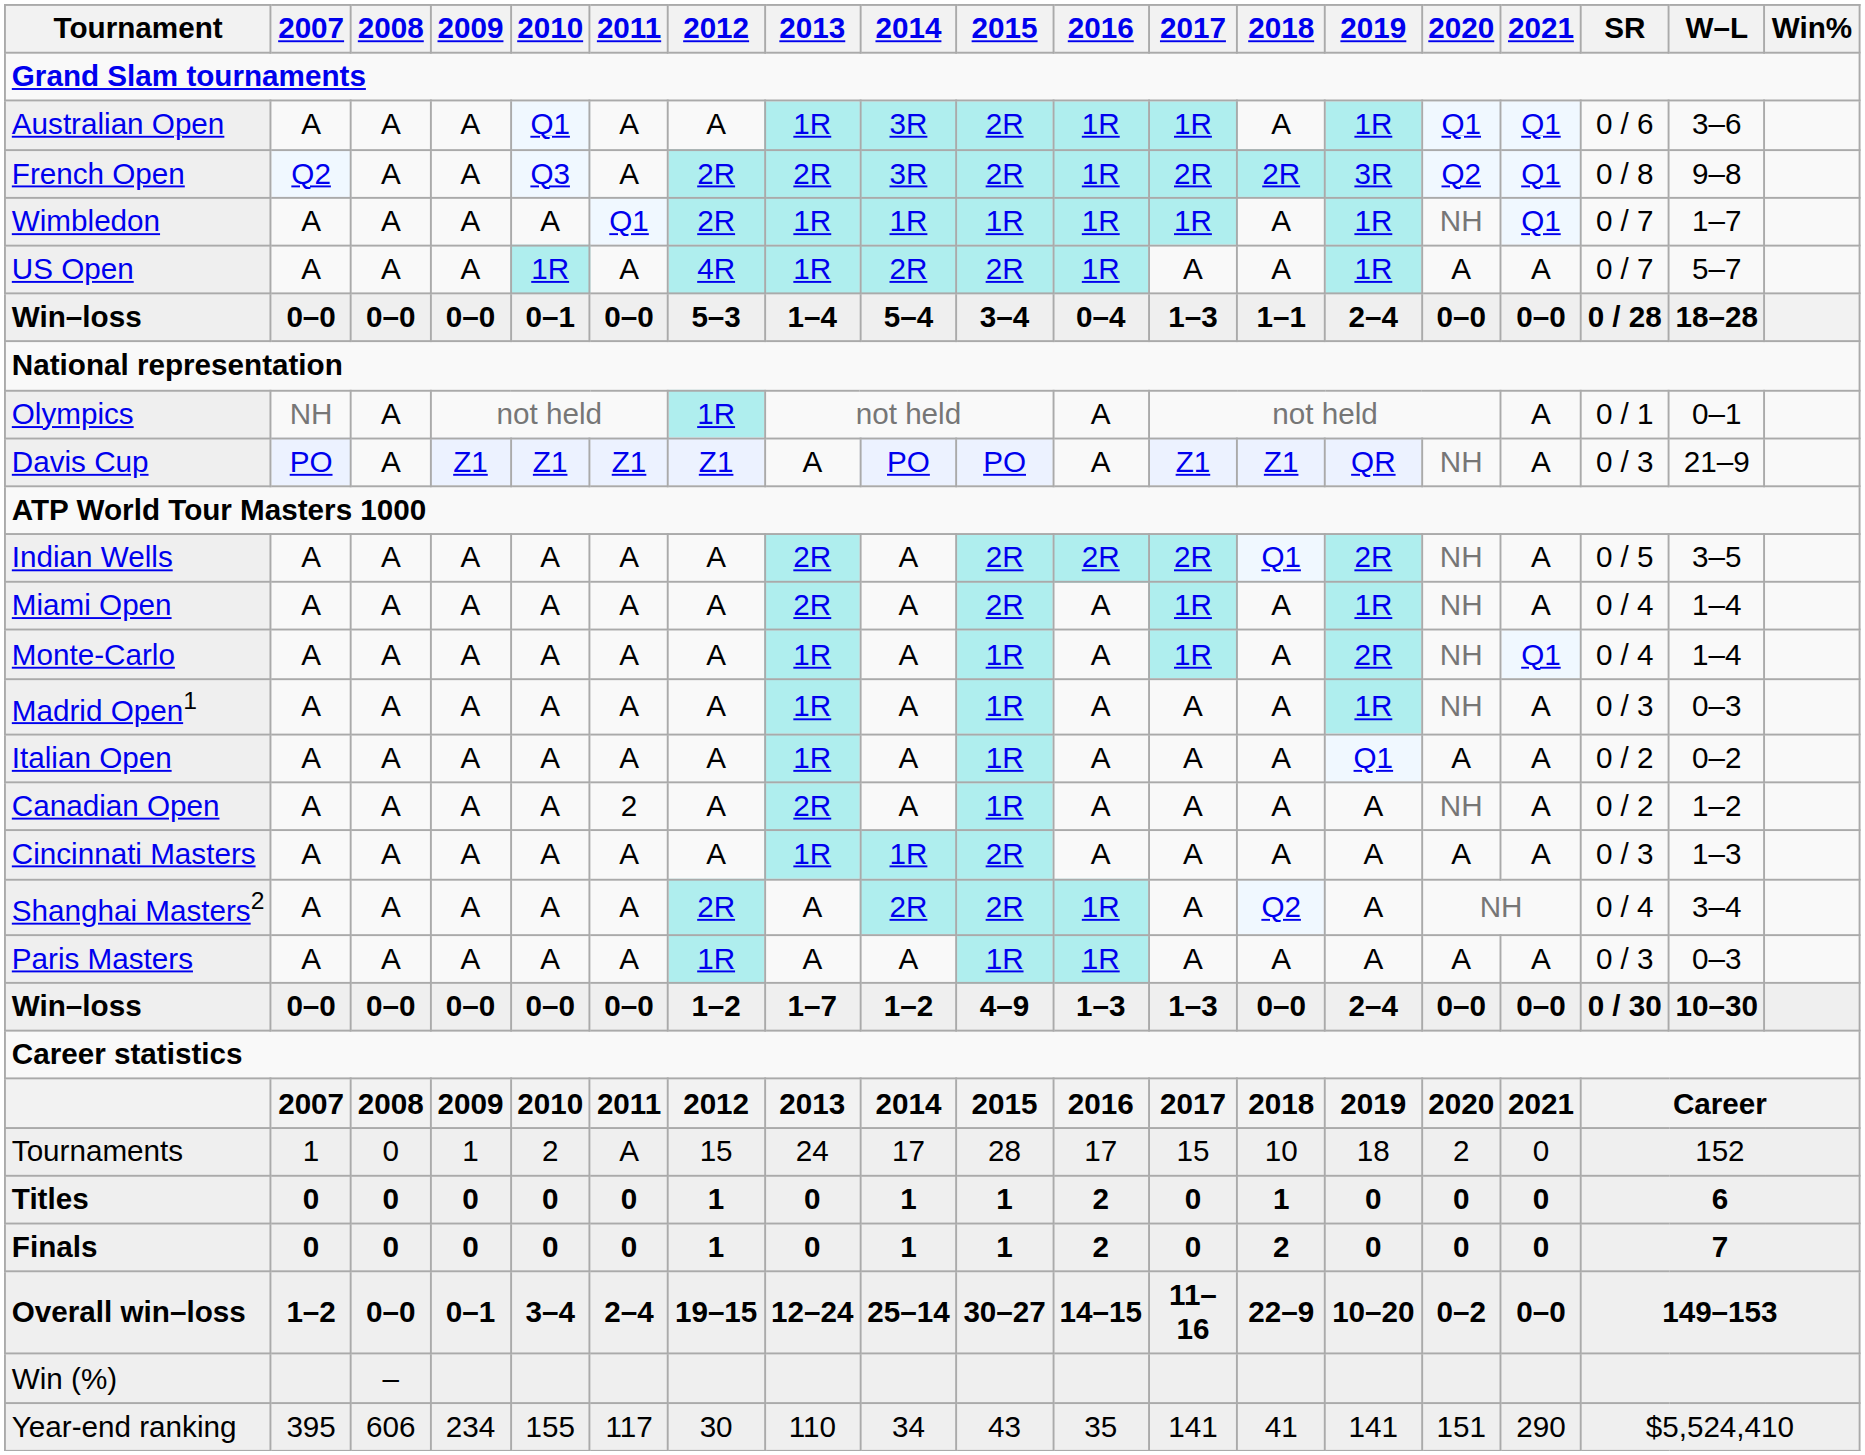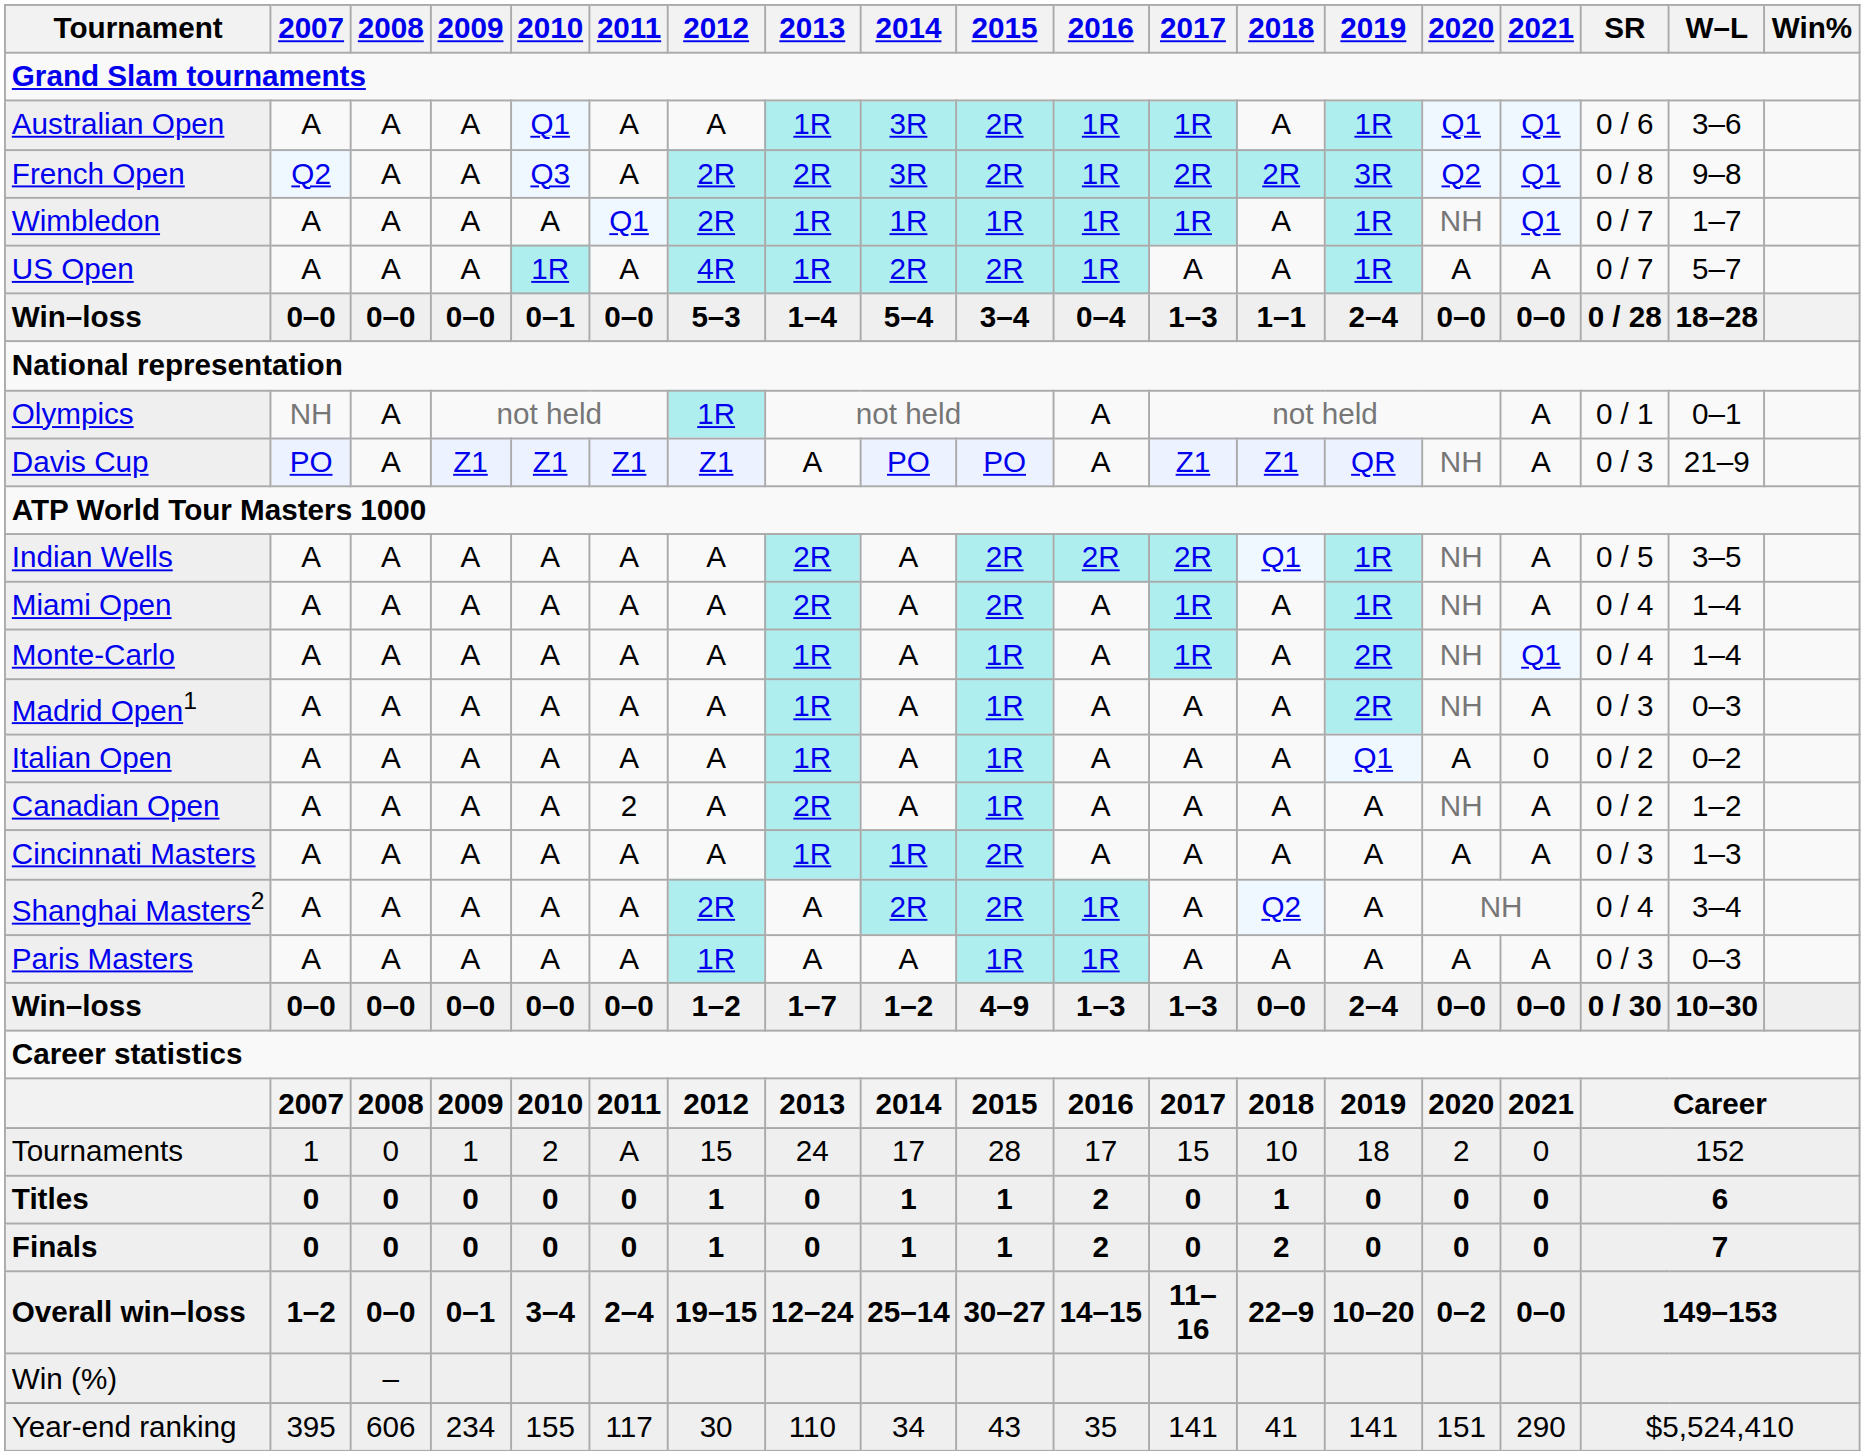(1373, 557) 2R -> (1373, 557) 1R
(1373, 705) 1R -> (1373, 705) 2R
(1541, 757) A -> (1541, 757) 0
